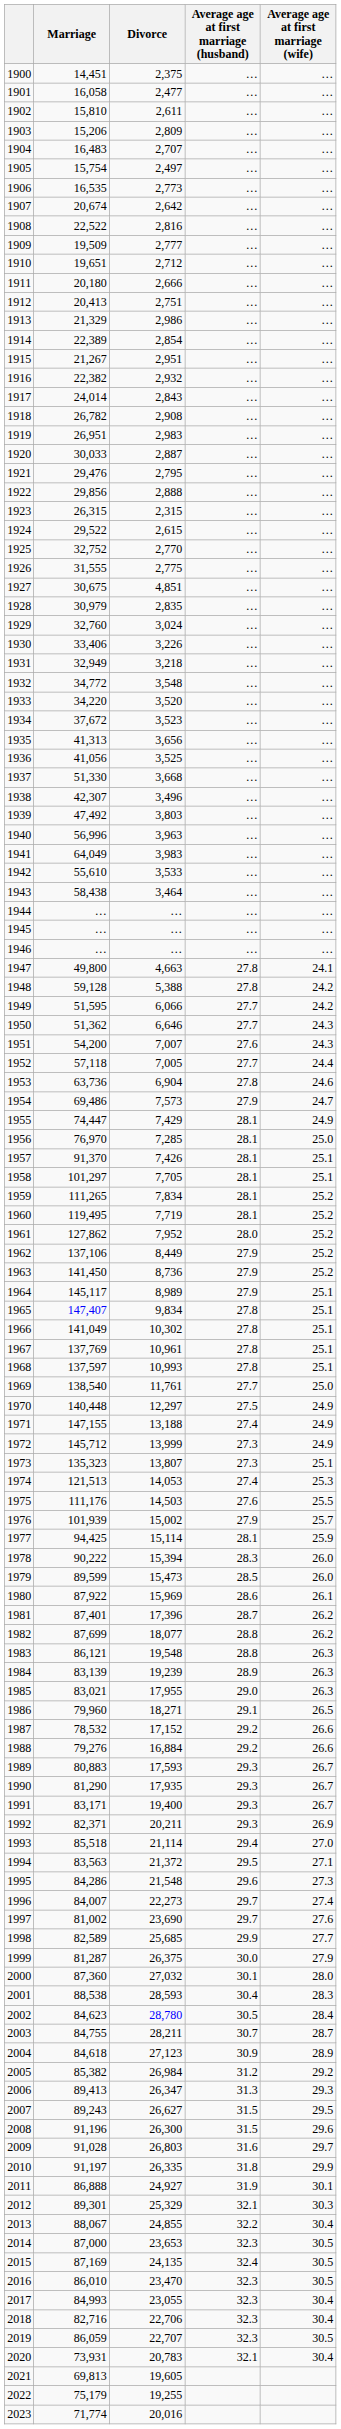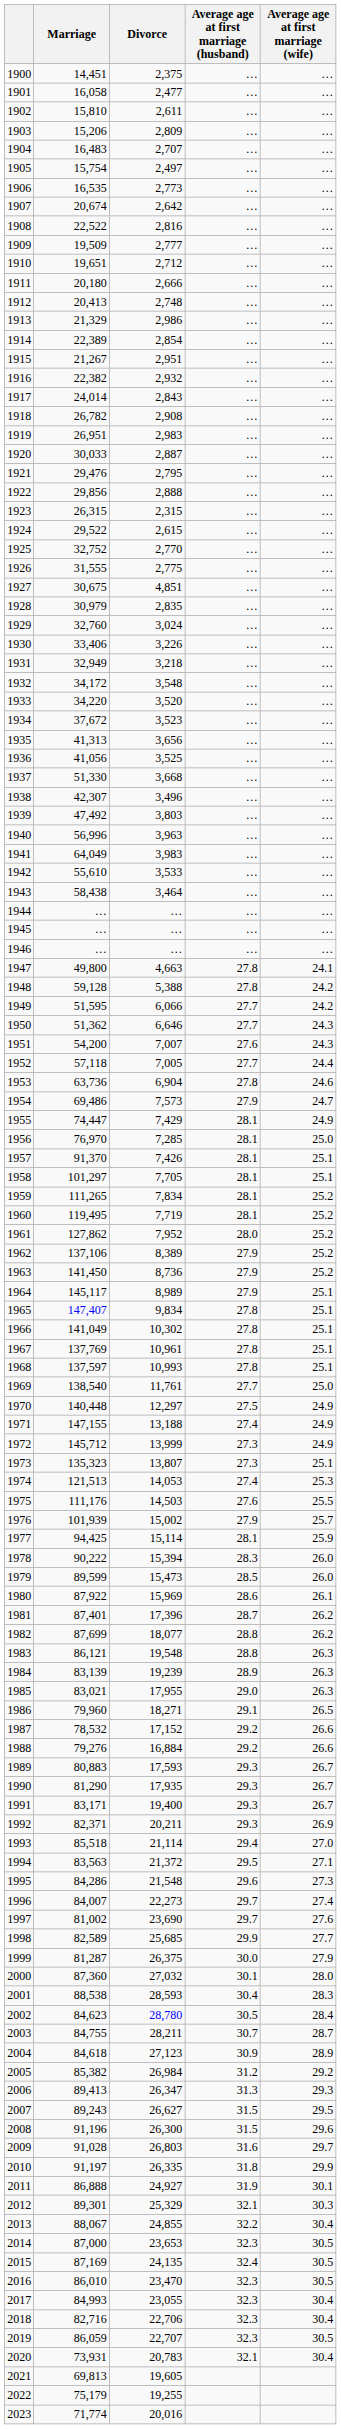(169, 301) 2,751 -> (169, 301) 2,748
(90, 682) 34,772 -> (90, 682) 34,172
(169, 1253) 8,449 -> (169, 1253) 8,389
